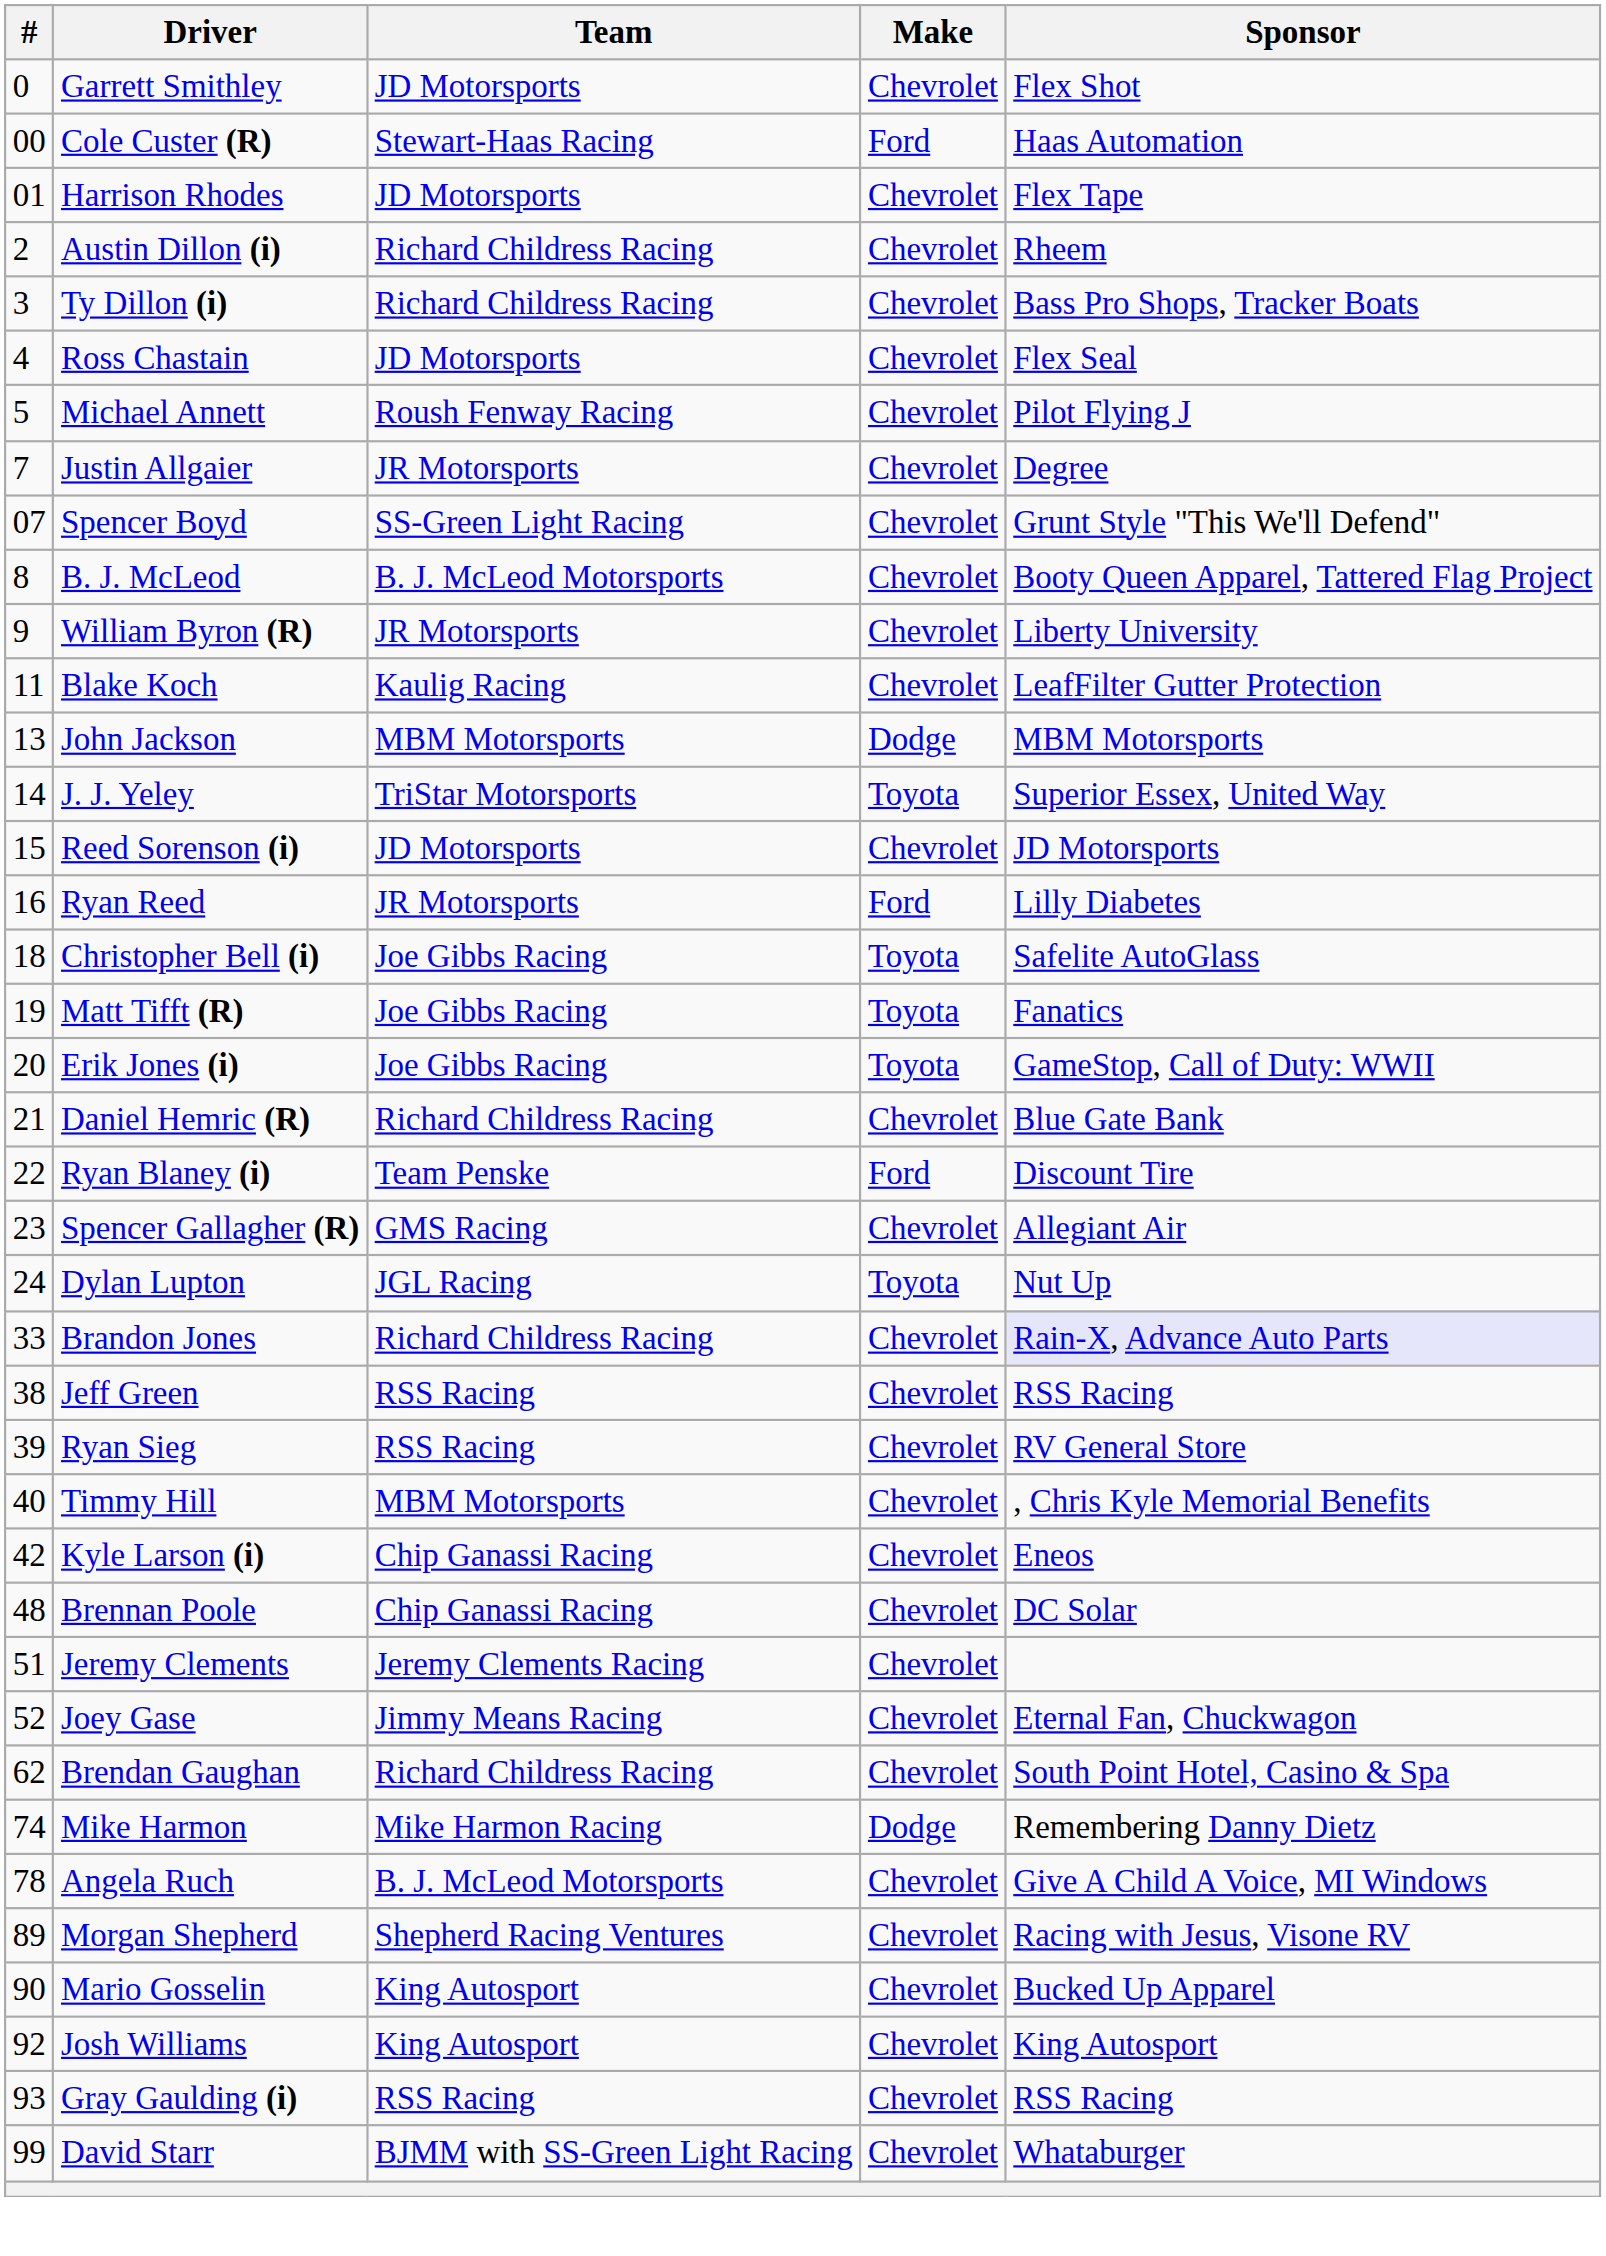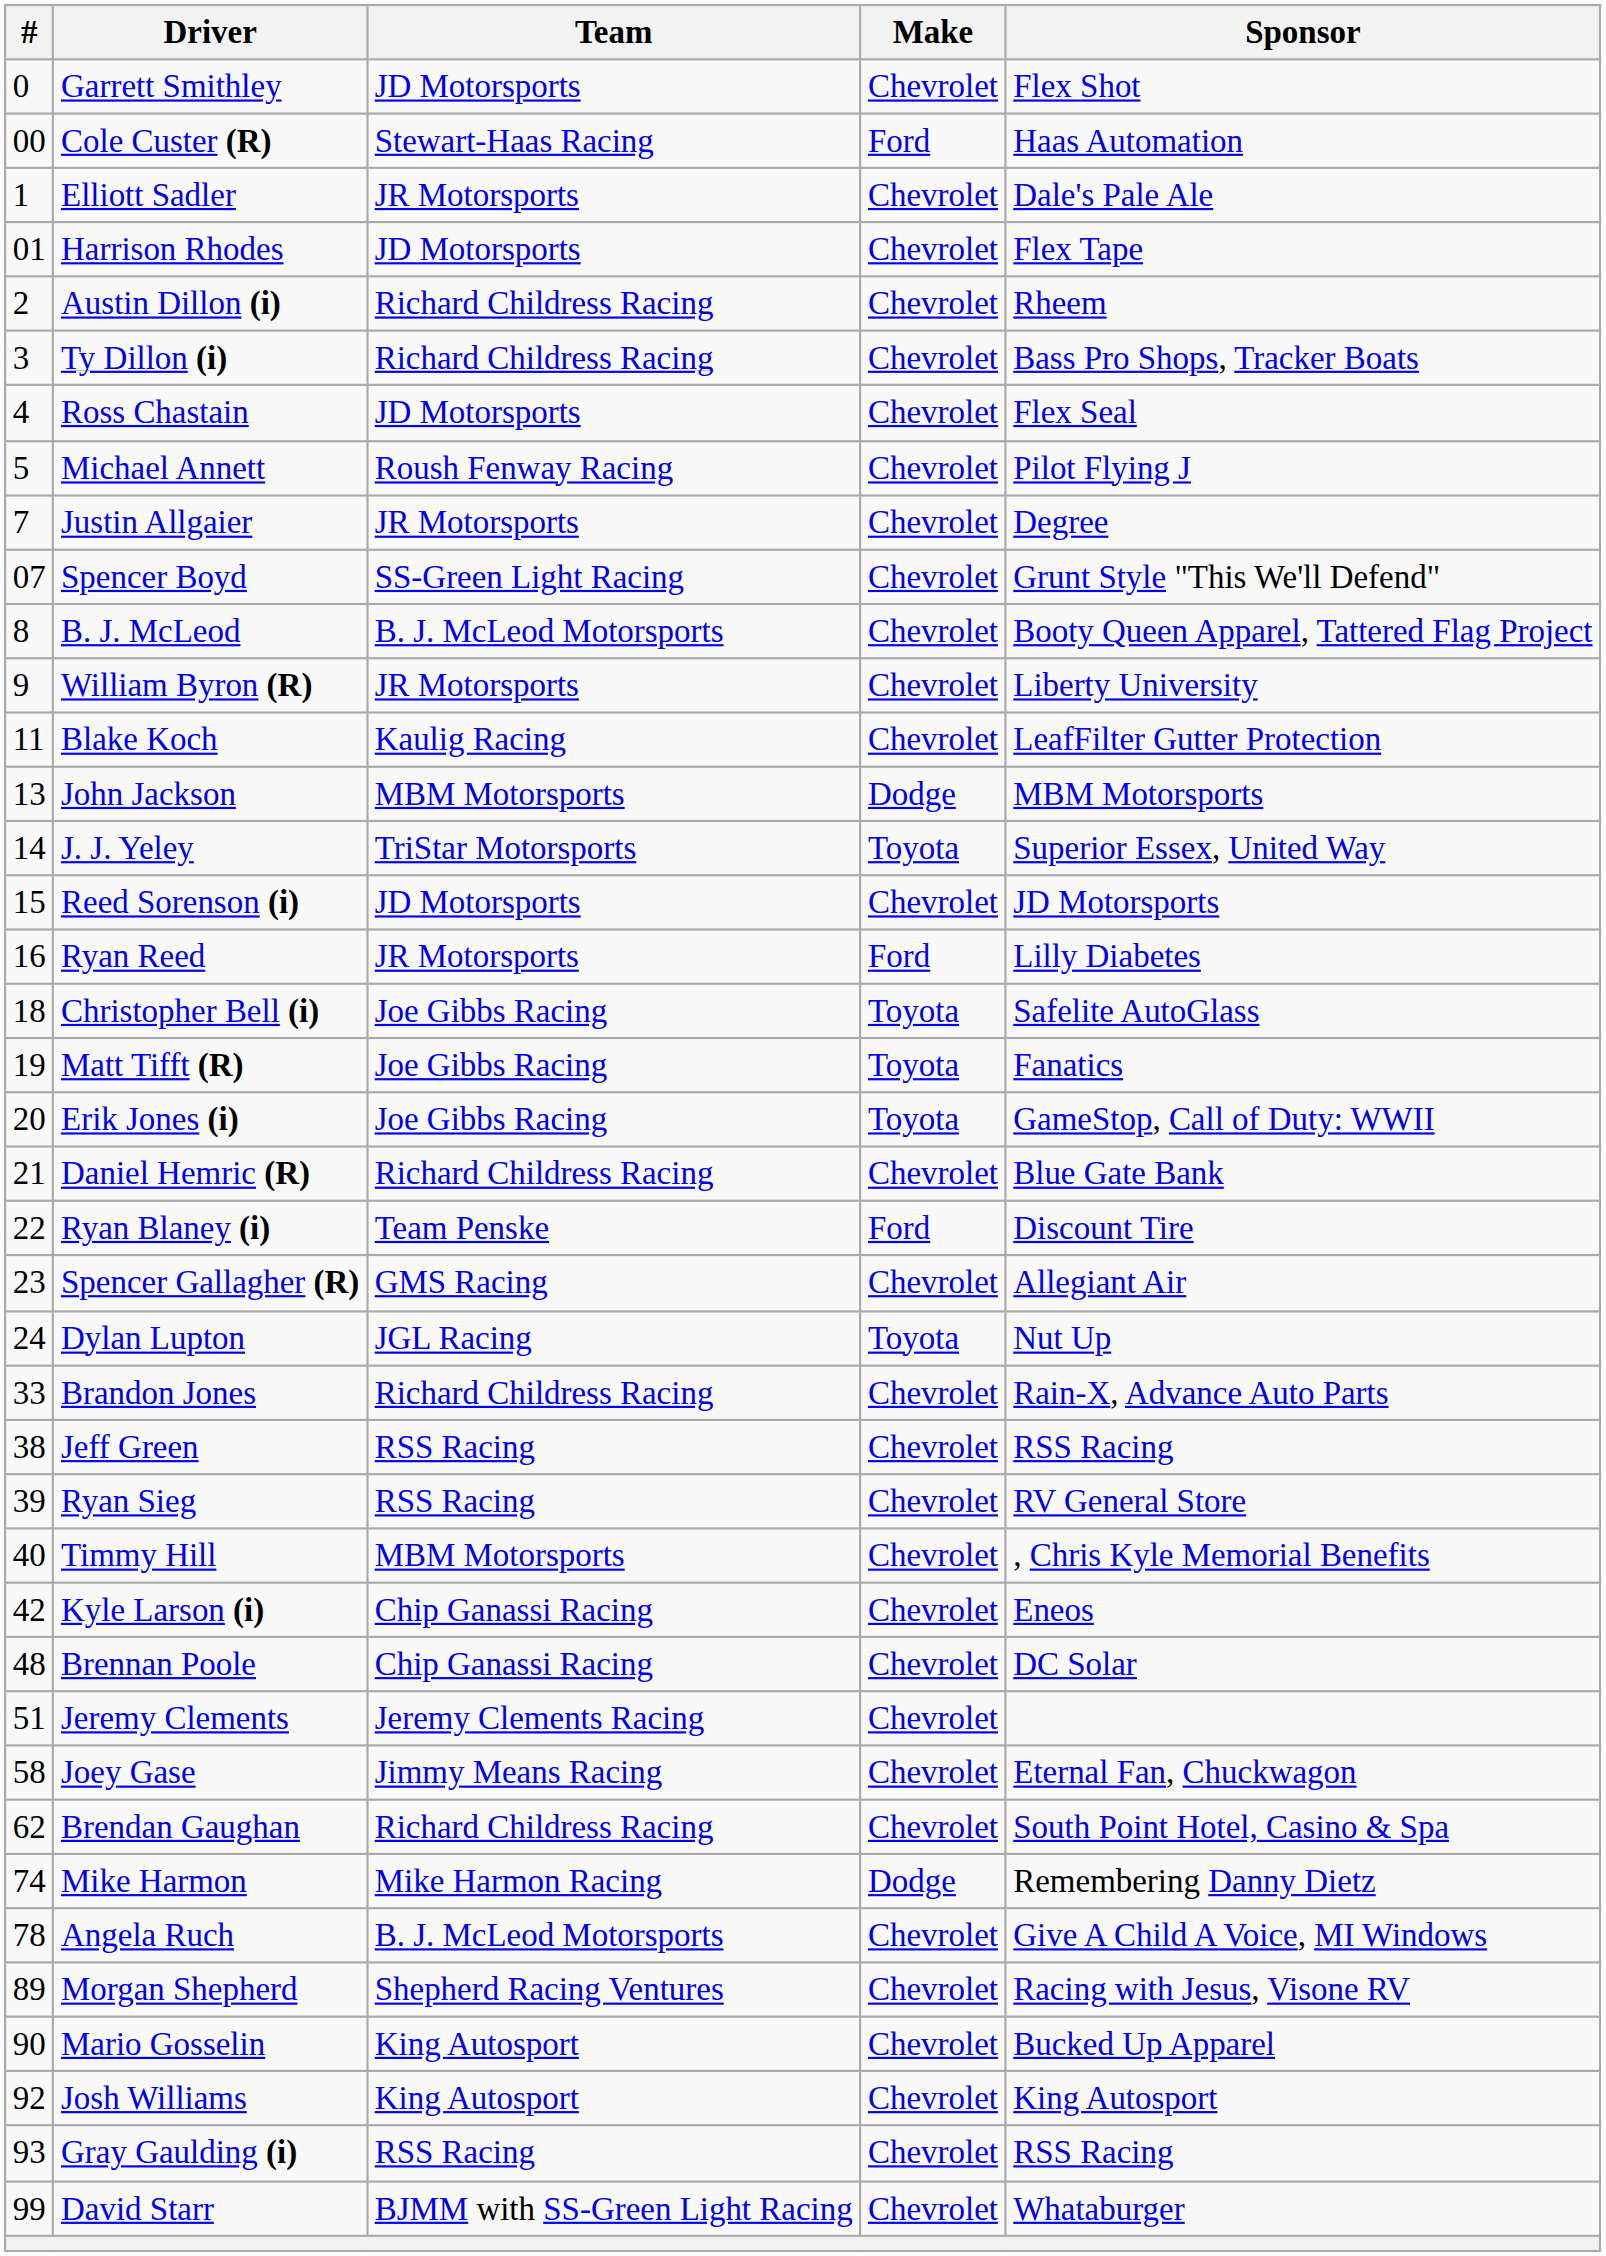+ row: (148, 195)
(1201, 1337) lavender background -> (1201, 1391) no background
(29, 1717) 52 -> (29, 1772) 58
